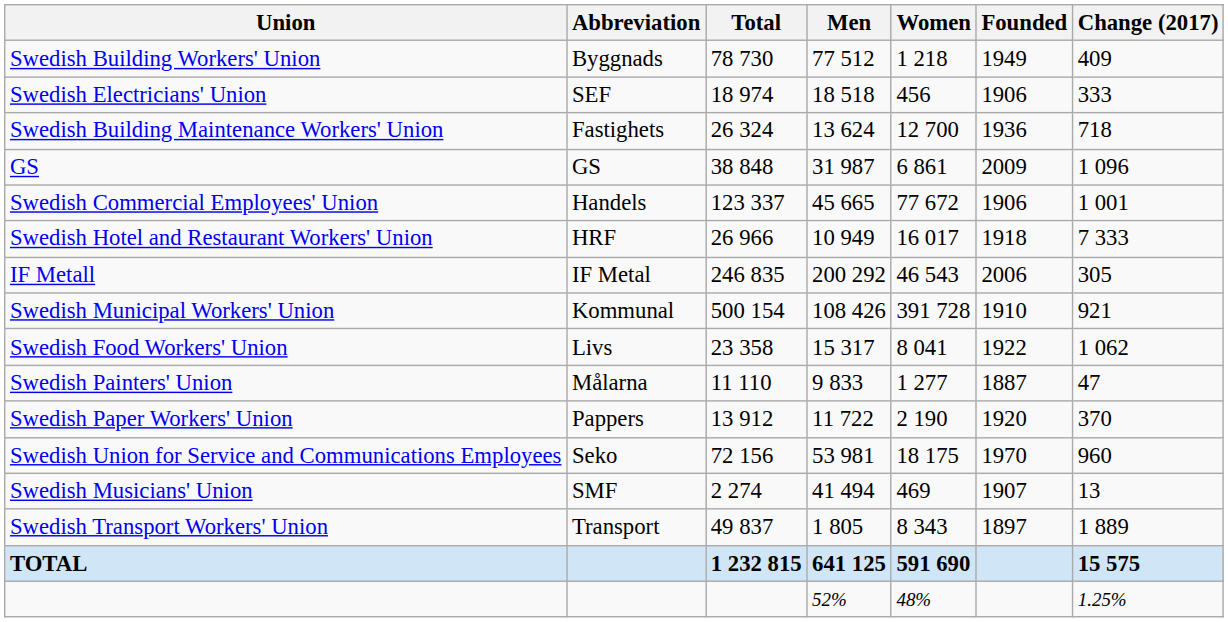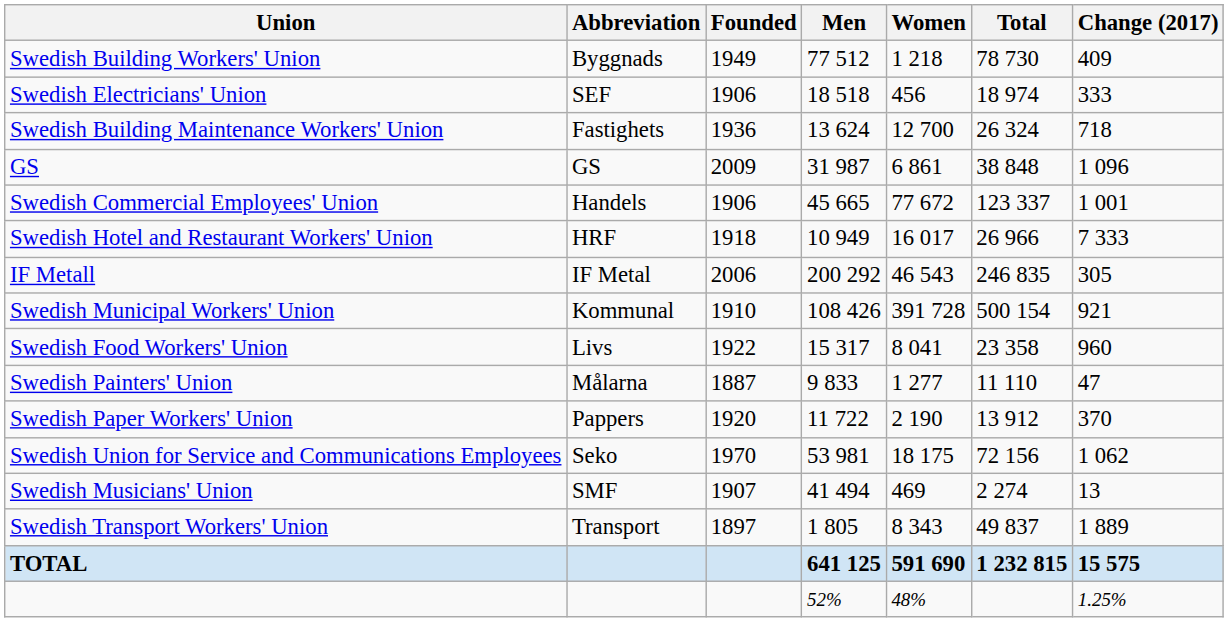columns swapped: (1024, 22) <-> (756, 22)
(1103, 346) 1 062 -> (1095, 346) 960
(1095, 454) 960 -> (1103, 454) 1 062
